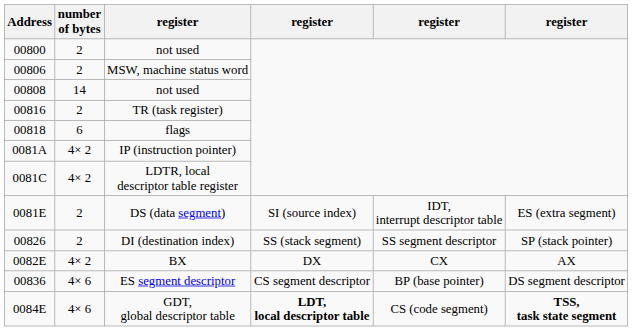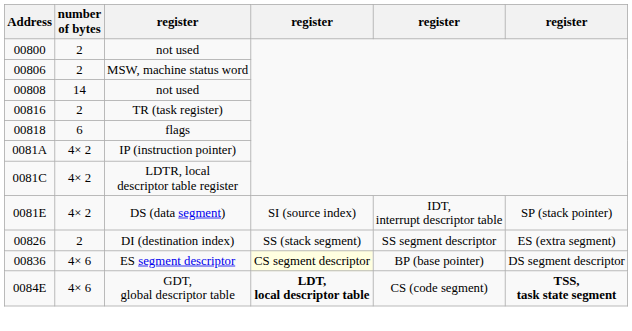(80, 213) 2 -> (80, 213) 4× 2
(567, 213) ES (extra segment) -> (567, 213) SP (stack pointer)
(567, 240) SP (stack pointer) -> (567, 240) ES (extra segment)
- row: (30, 260)
(312, 281) no background -> (312, 260) lightyellow background
